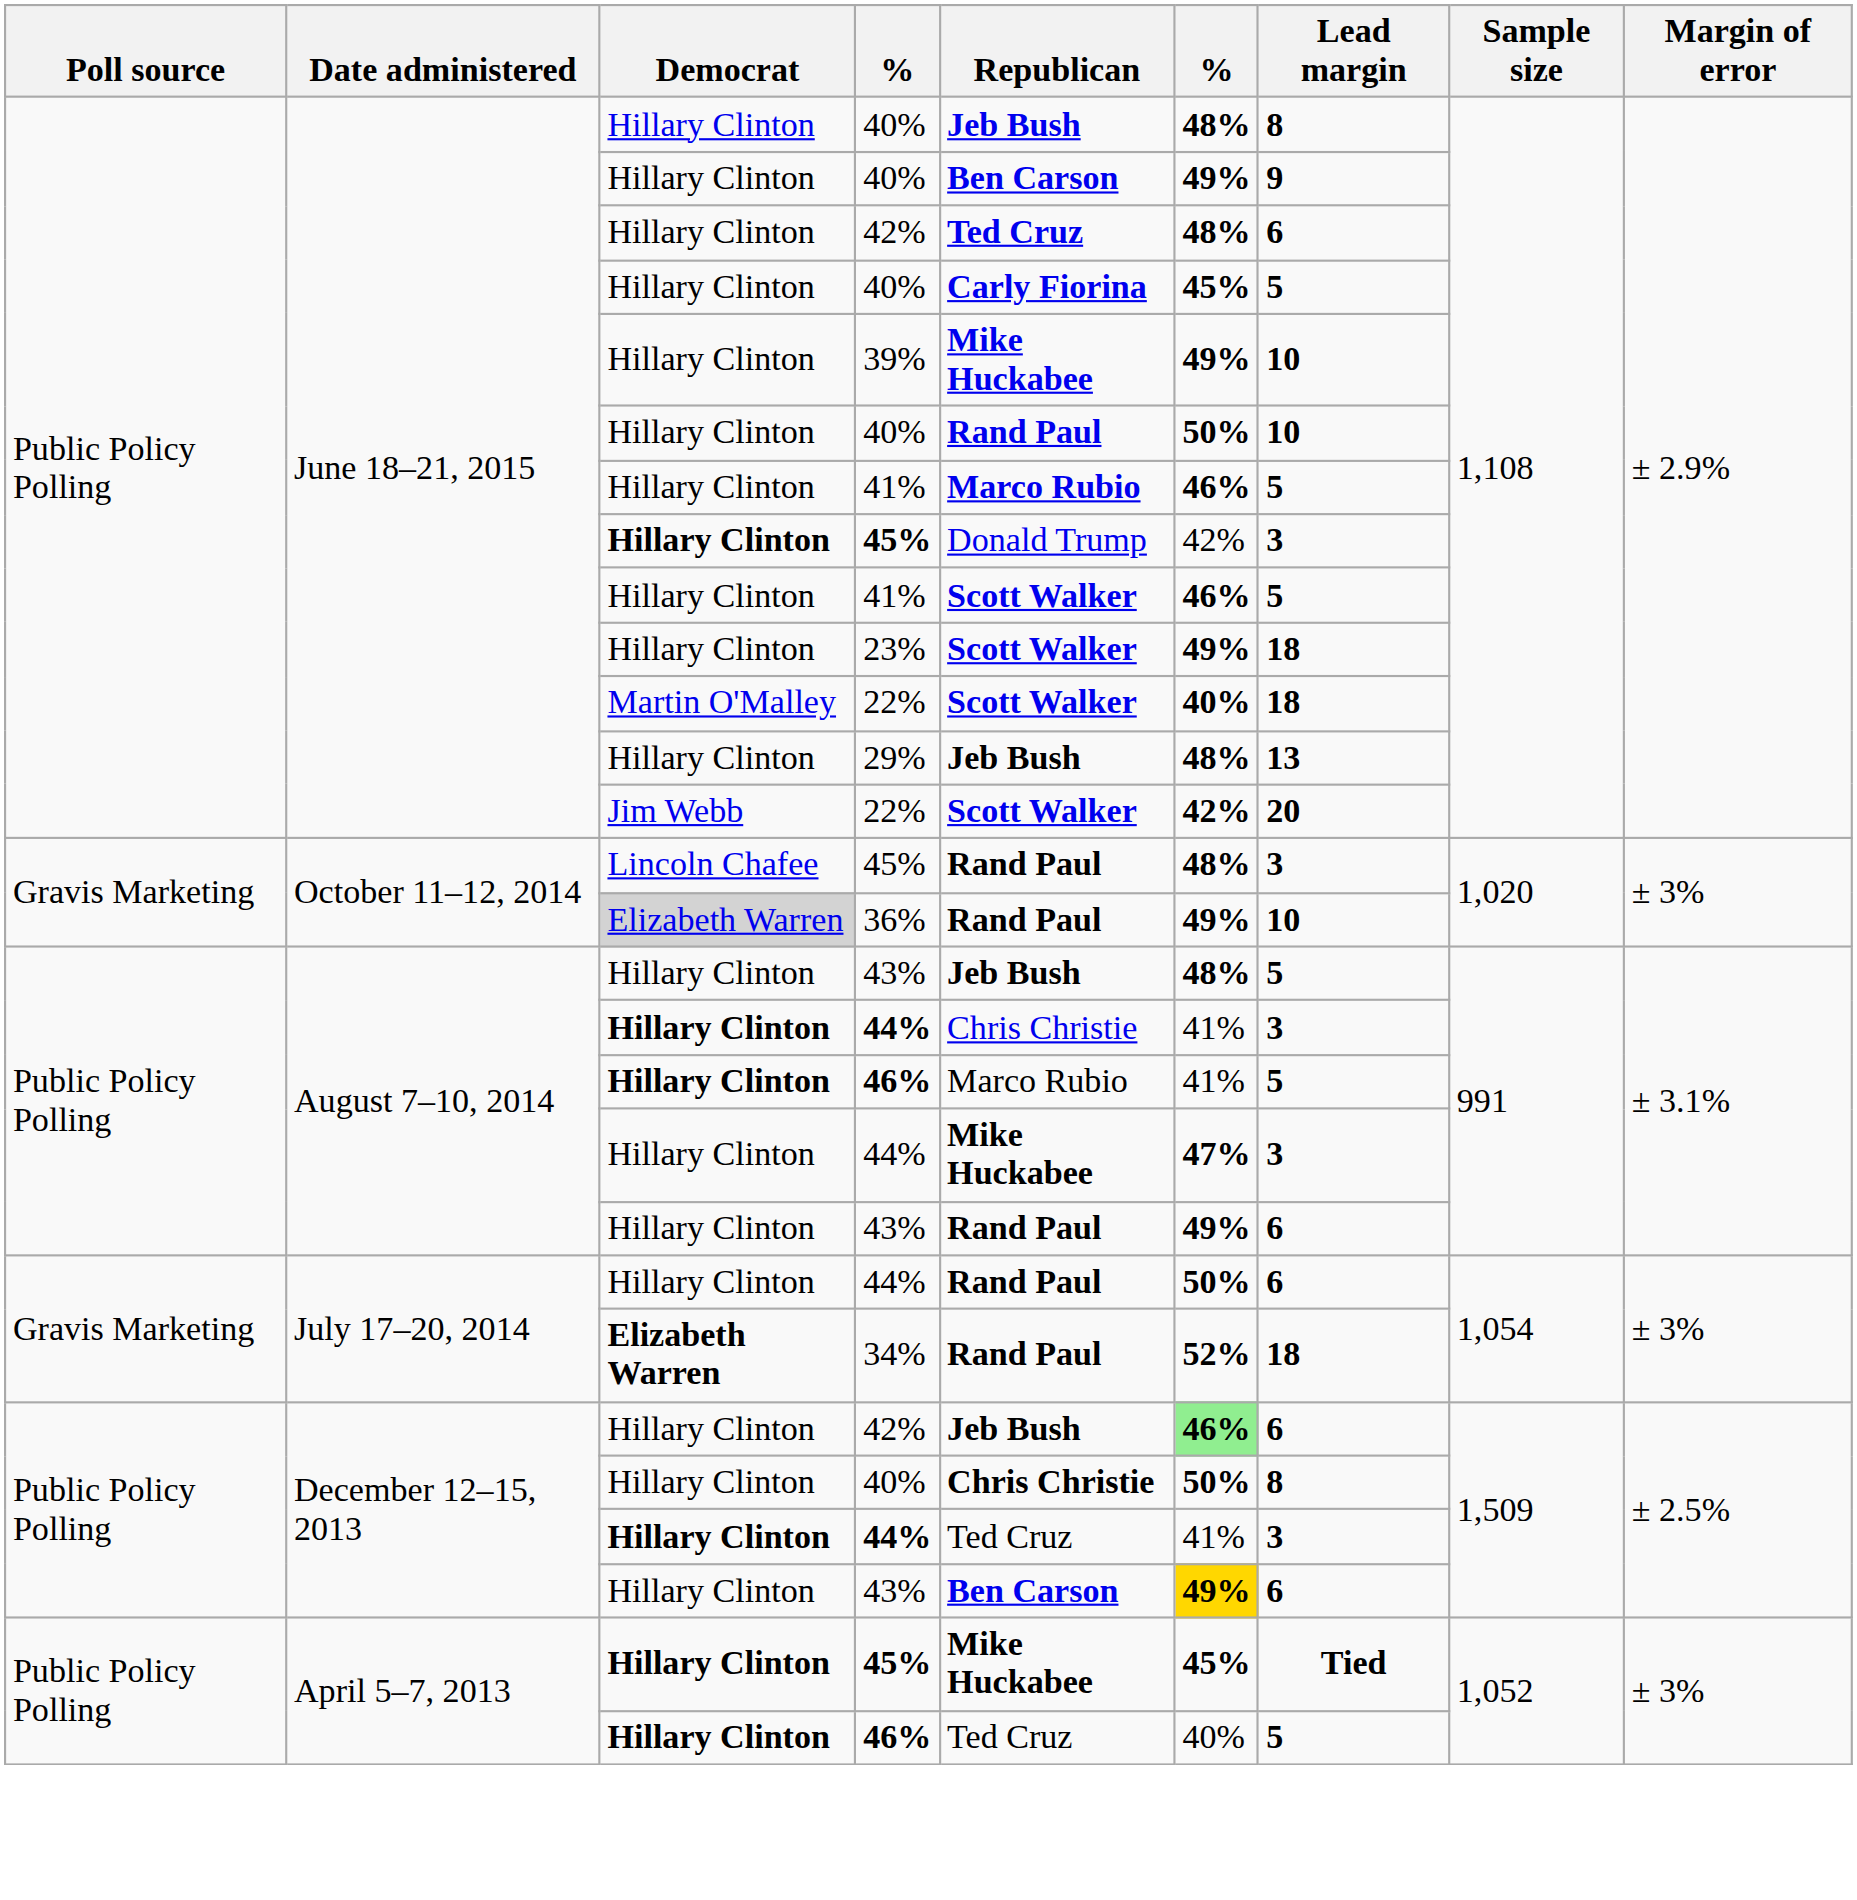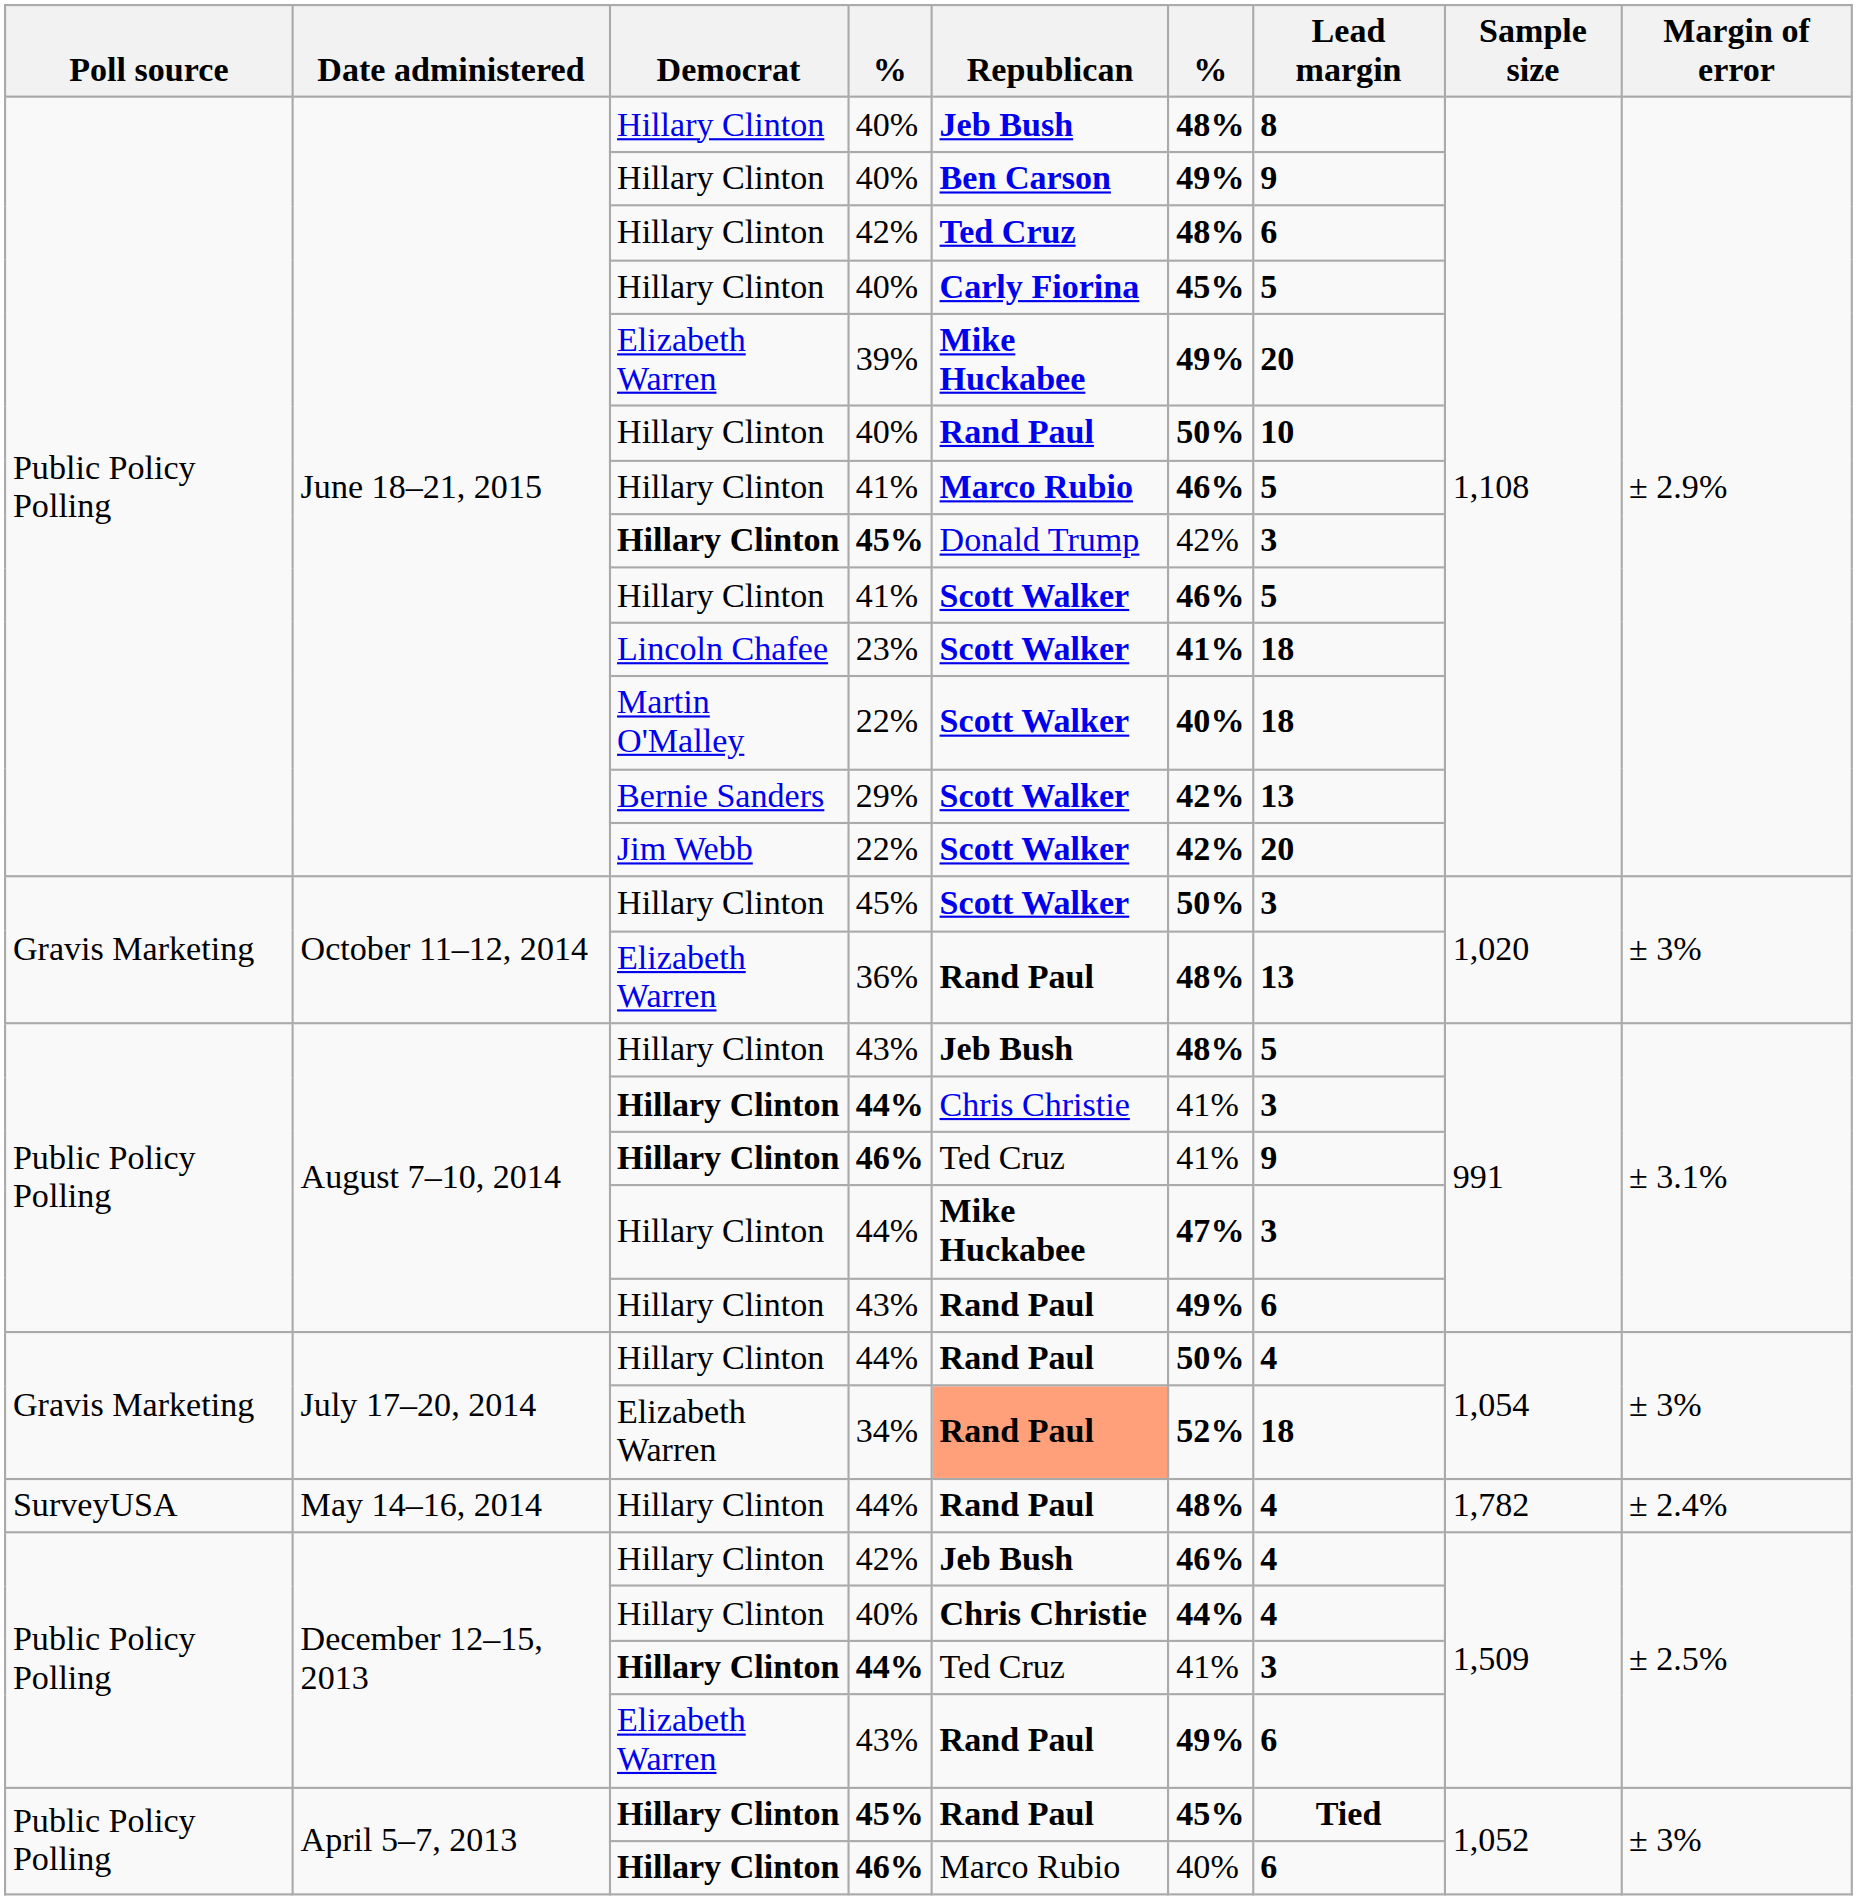(711, 359) Hillary Clinton -> (681, 359) Elizabeth Warren
(1283, 359) 10 -> (1277, 359) 20
(711, 648) Hillary Clinton -> (723, 648) Lincoln Chafee
(1217, 648) 49% -> (1210, 648) 41%
(711, 756) Hillary Clinton -> (721, 795) Bernie Sanders
(1014, 756) Jeb Bush -> (1034, 795) Scott Walker
(1217, 756) 48% -> (1210, 795) 42%
(713, 864) Lincoln Chafee -> (721, 903) Hillary Clinton
(1024, 864) Rand Paul -> (1034, 903) Scott Walker
(1217, 864) 48% -> (1210, 903) 50%
(725, 918) lightgrey background -> (681, 976) no background
(1217, 918) 49% -> (1210, 976) 48%
(1283, 918) 10 -> (1277, 976) 13
(1038, 1081) Marco Rubio -> (1002, 1157) Ted Cruz
(1275, 1081) 5 -> (1269, 1157) 9
(1275, 1281) 6 -> (1269, 1358) 4
(677, 1354) bold -> (681, 1431) normal
(1024, 1354) no background -> (1017, 1431) lightsalmon background
+ row: (421, 1504)
(1217, 1428) lightgreen background -> (1210, 1558) no background
(1275, 1428) 6 -> (1269, 1558) 4
(1217, 1482) 50% -> (1210, 1612) 44%
(1275, 1482) 8 -> (1269, 1612) 4
(711, 1590) Hillary Clinton -> (681, 1740) Elizabeth Warren
(1033, 1590) Ben Carson -> (1017, 1740) Rand Paul
(1217, 1590) gold background -> (1210, 1740) no background
(1020, 1663) Mike Huckabee -> (1017, 1813) Rand Paul
(1010, 1736) Ted Cruz -> (1030, 1867) Marco Rubio
(1275, 1736) 5 -> (1269, 1867) 6
